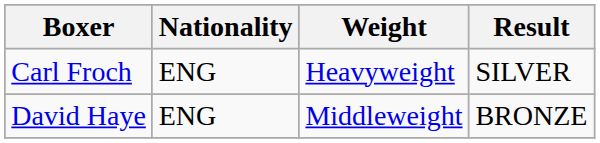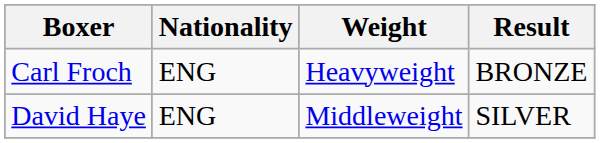(523, 71) SILVER -> (531, 71) BRONZE
(531, 115) BRONZE -> (523, 115) SILVER
